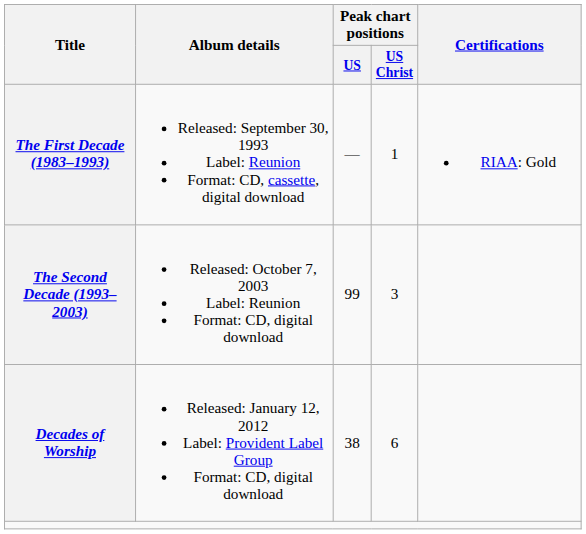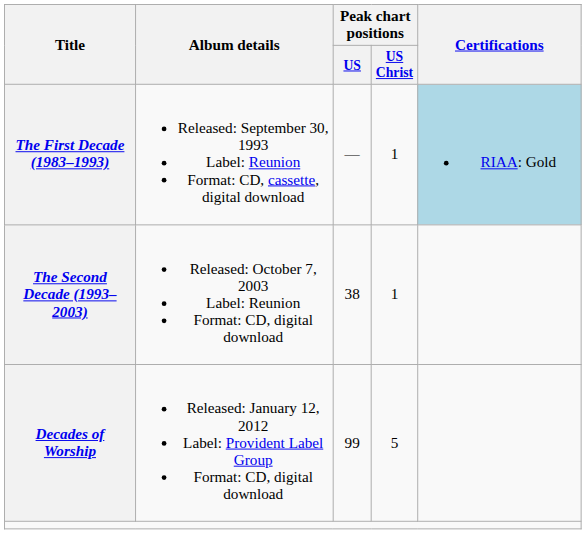(499, 163) no background -> (499, 163) lightblue background
(352, 294) 99 -> (352, 294) 38
(394, 294) 3 -> (394, 294) 1
(352, 442) 38 -> (352, 442) 99
(394, 442) 6 -> (394, 442) 5
